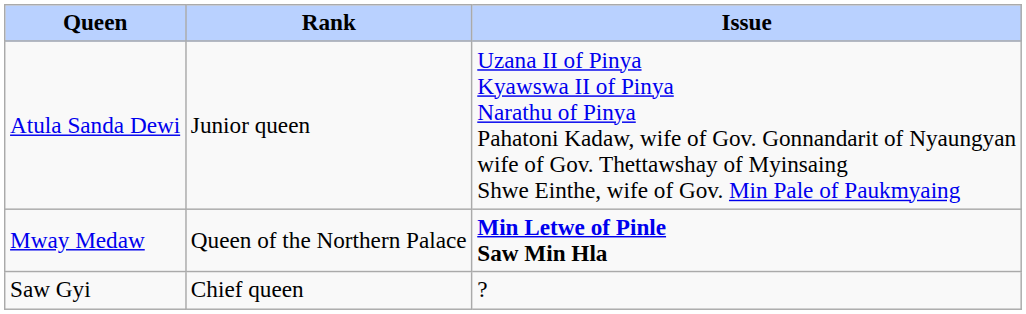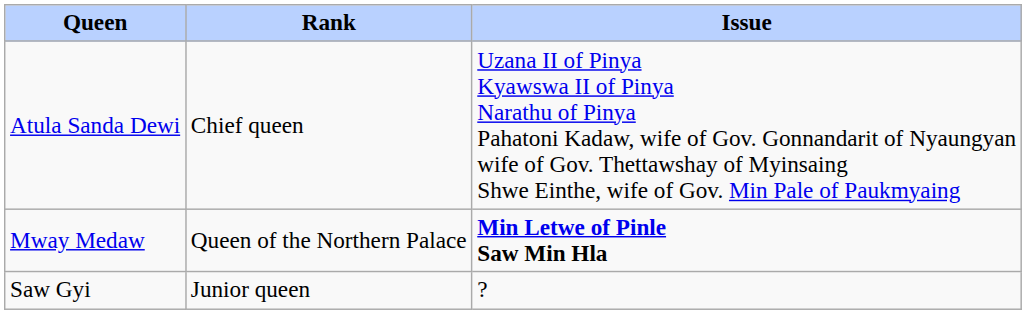(250, 124) Junior queen -> (247, 124) Chief queen
(247, 289) Chief queen -> (250, 289) Junior queen
